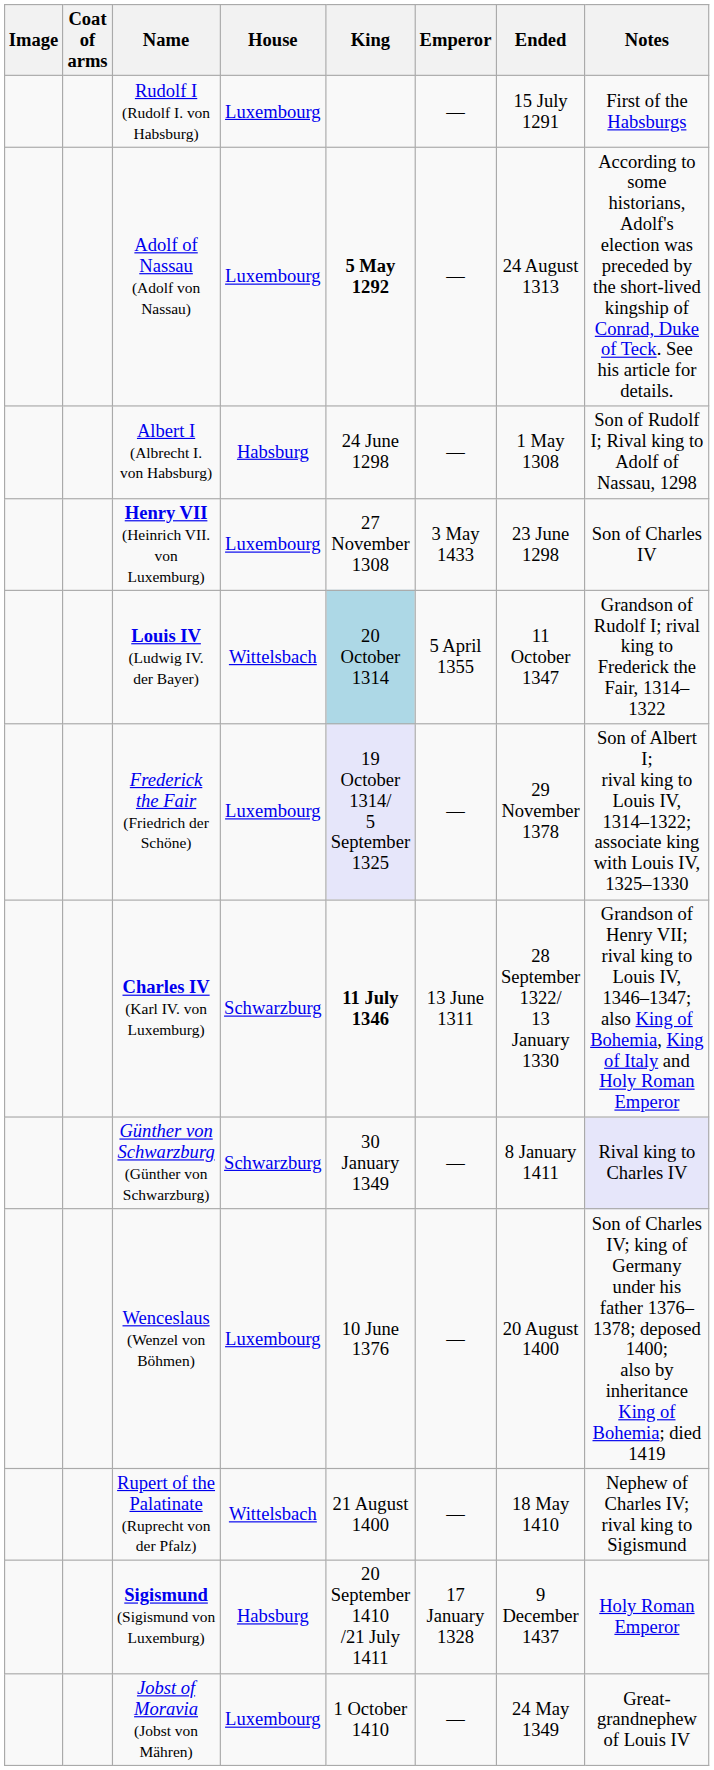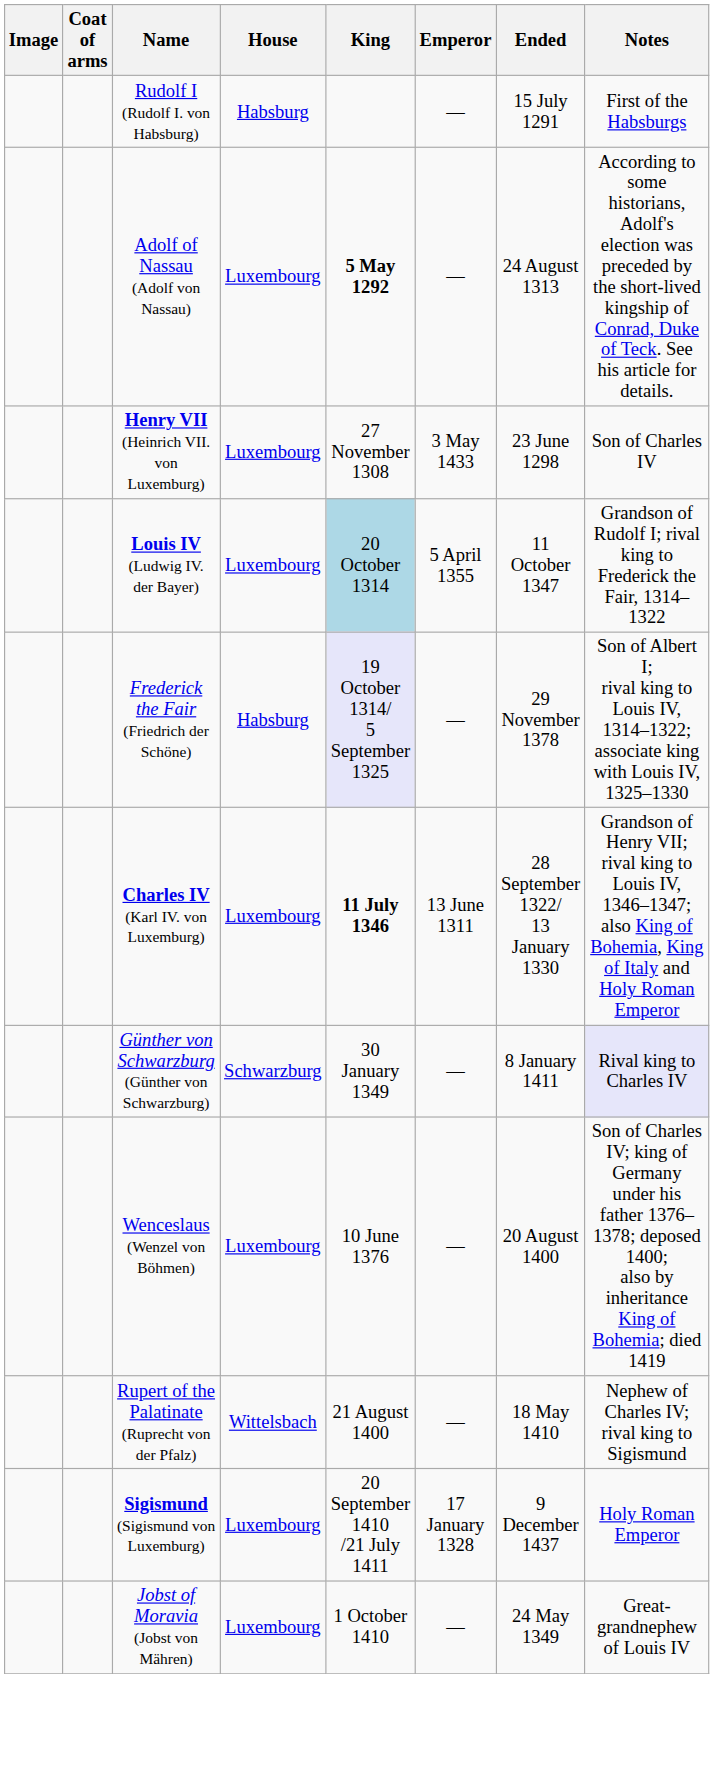(273, 111) Luxembourg -> (273, 111) Habsburg
- row: (166, 452)
(273, 657) Wittelsbach -> (273, 564) Luxembourg
(273, 811) Luxembourg -> (273, 719) Habsburg
(273, 1008) Schwarzburg -> (273, 916) Luxembourg
(273, 1616) Habsburg -> (273, 1524) Luxembourg
